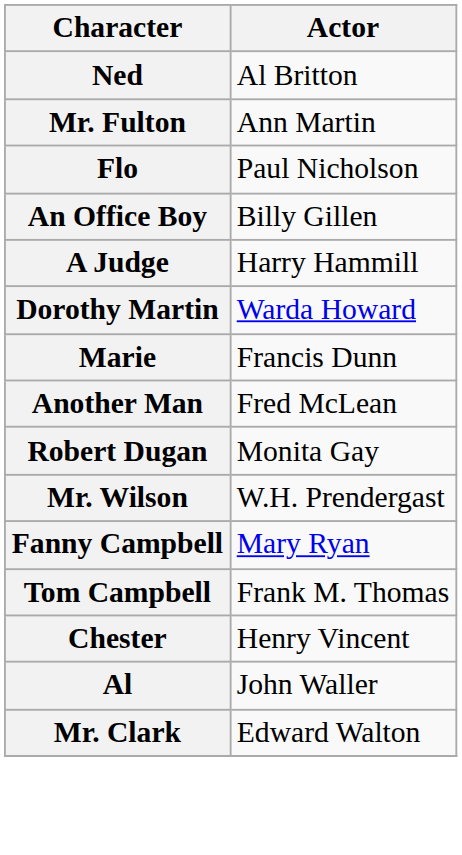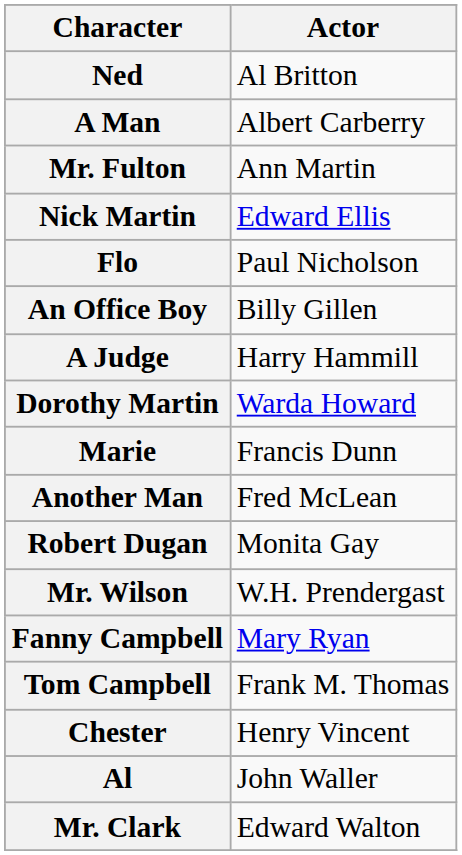+ row: (117, 121)
+ row: (117, 215)
